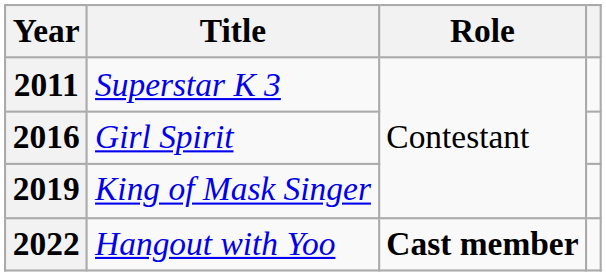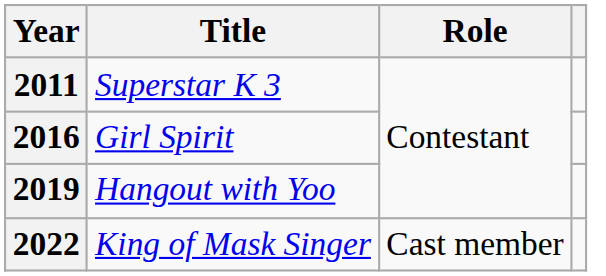(233, 190) King of Mask Singer -> (215, 190) Hangout with Yoo
(215, 243) Hangout with Yoo -> (233, 243) King of Mask Singer
(482, 243) bold -> (475, 243) normal
